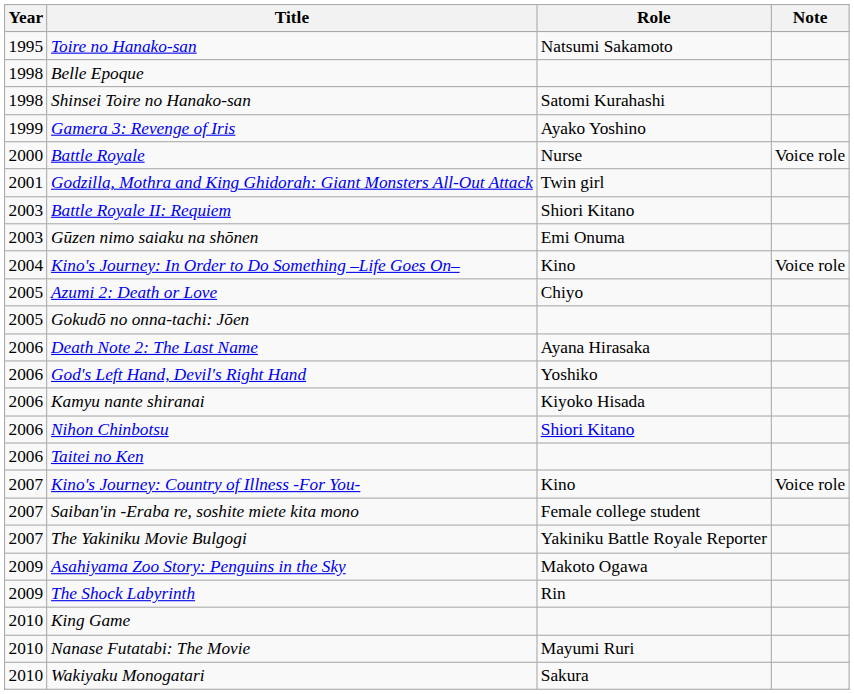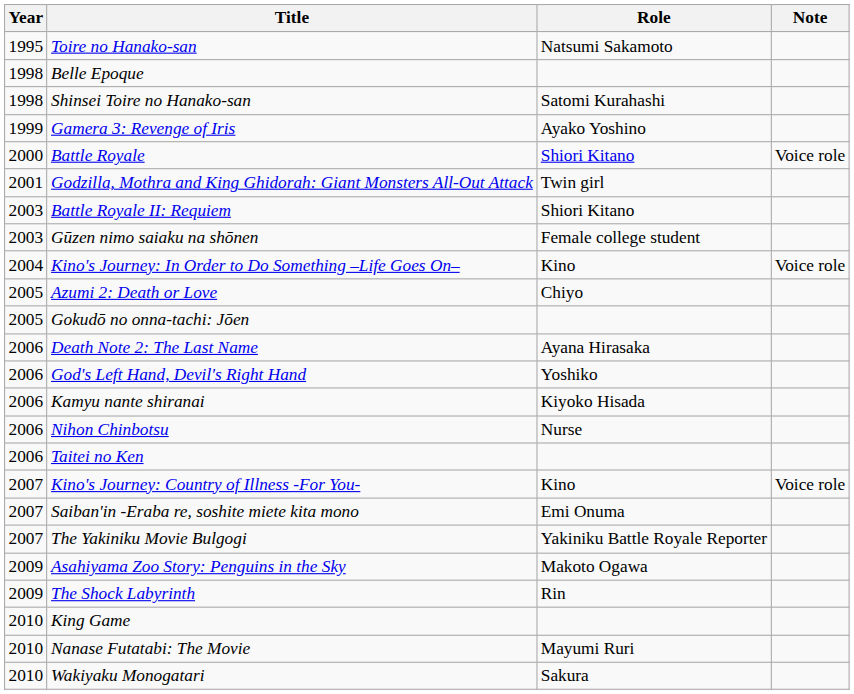(561, 155) Nurse -> (588, 155) Shiori Kitano
(583, 237) Emi Onuma -> (620, 237) Female college student
(588, 429) Shiori Kitano -> (561, 429) Nurse
(620, 511) Female college student -> (583, 511) Emi Onuma
